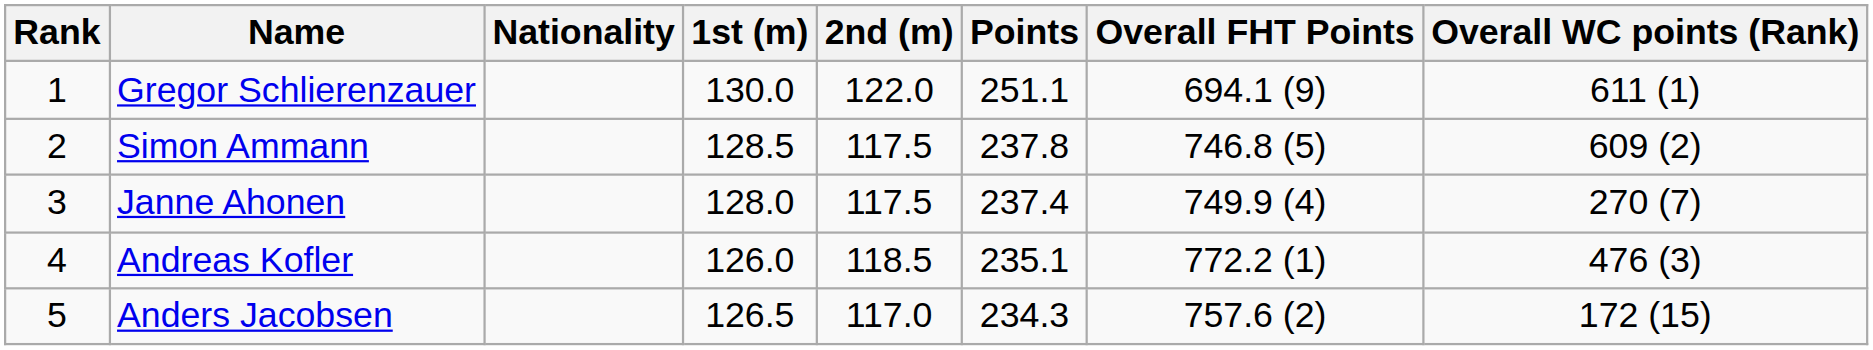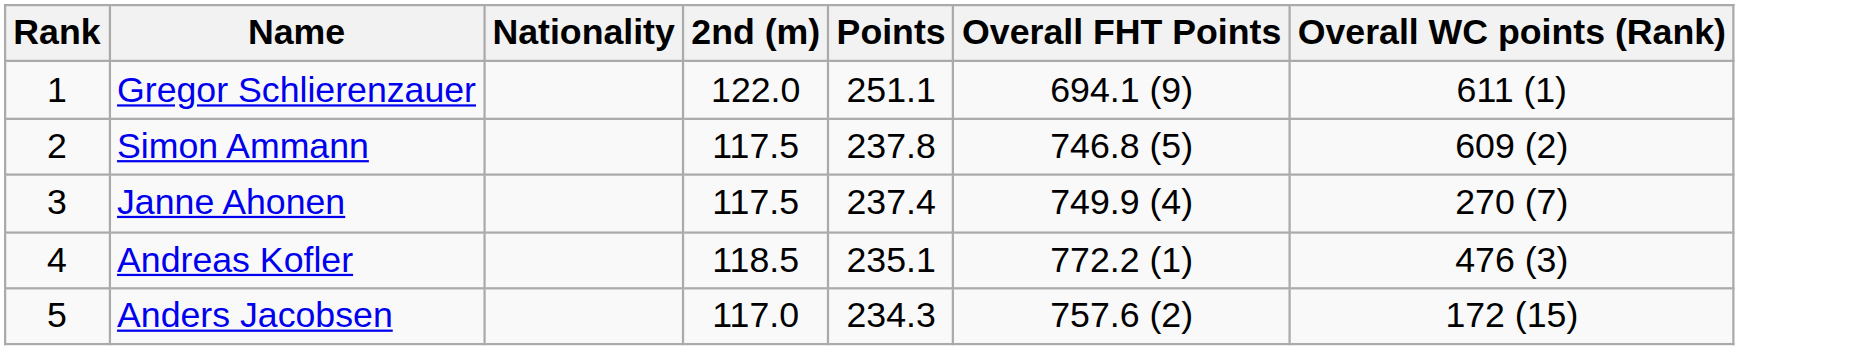- column: (750, 32)
